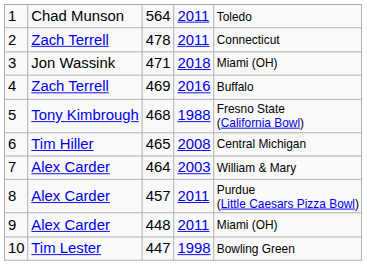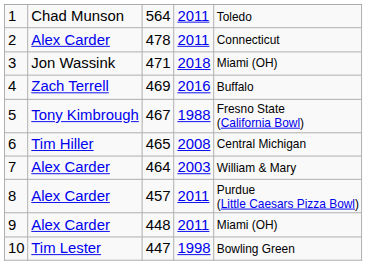(70, 39) Zach Terrell -> (71, 39) Alex Carder
(158, 115) 468 -> (158, 115) 467
